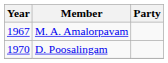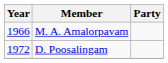(18, 31) 1967 -> (18, 31) 1966
(18, 49) 1970 -> (18, 49) 1972
